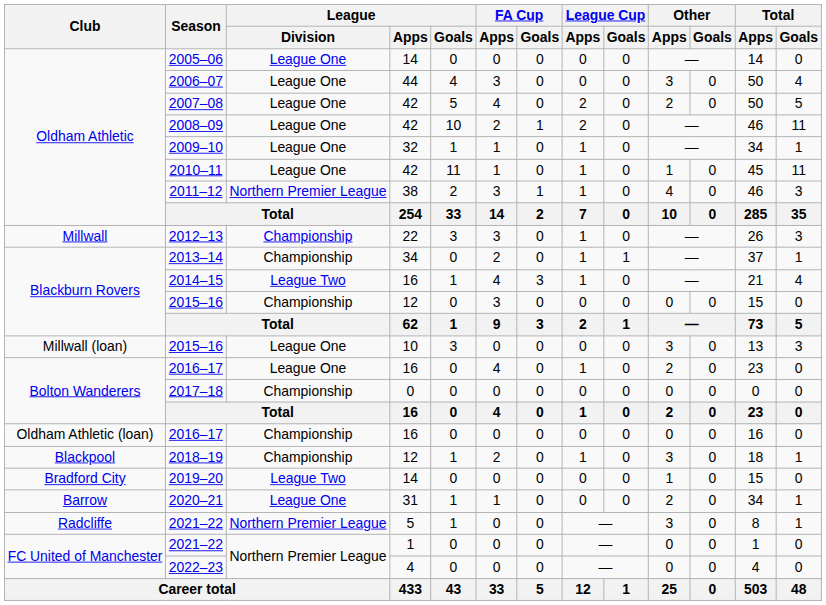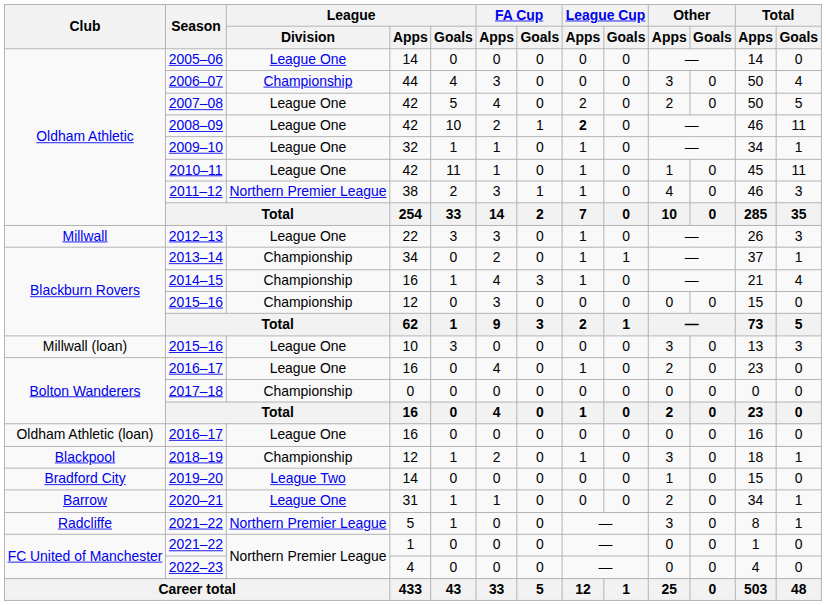(308, 81) League One -> (308, 81) Championship
(583, 125) normal -> (583, 125) bold
(308, 236) Championship -> (308, 236) League One
(308, 280) League Two -> (308, 280) Championship
(308, 434) Championship -> (308, 434) League One
